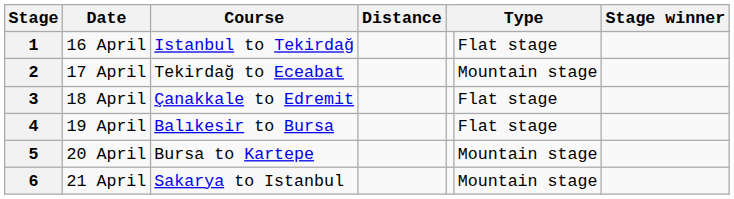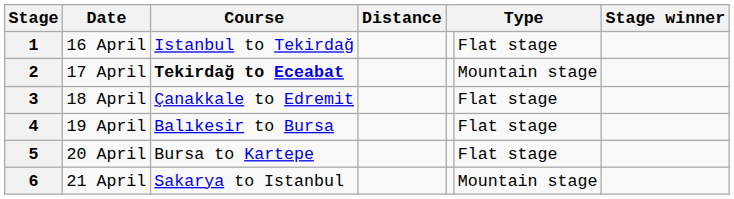(249, 72) normal -> (249, 72) bold
(528, 154) Mountain stage -> (508, 154) Flat stage
